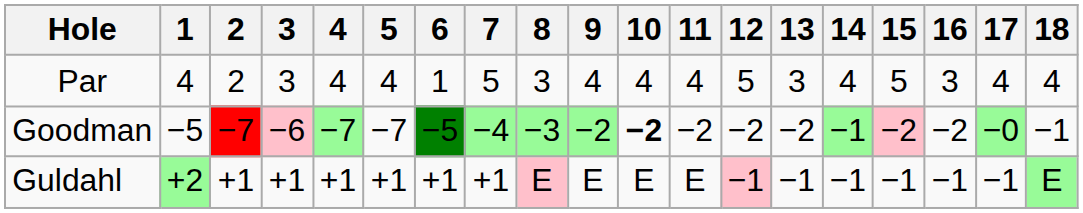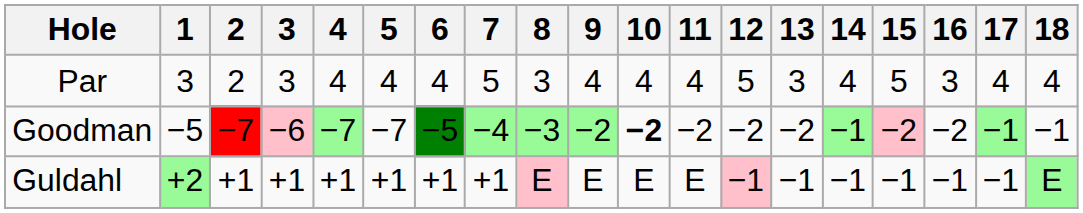(185, 80) 4 -> (185, 80) 3
(440, 80) 1 -> (440, 80) 4
(1001, 130) −0 -> (1001, 130) −1
